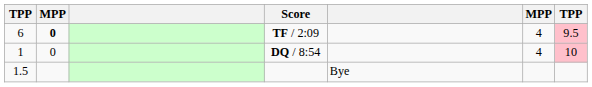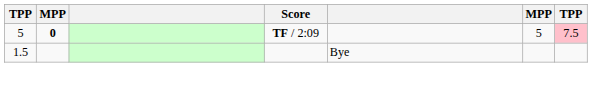(20, 33) 6 -> (20, 33) 5
(539, 33) 4 -> (539, 33) 5
(571, 33) 9.5 -> (571, 33) 7.5
- row: (296, 52)
